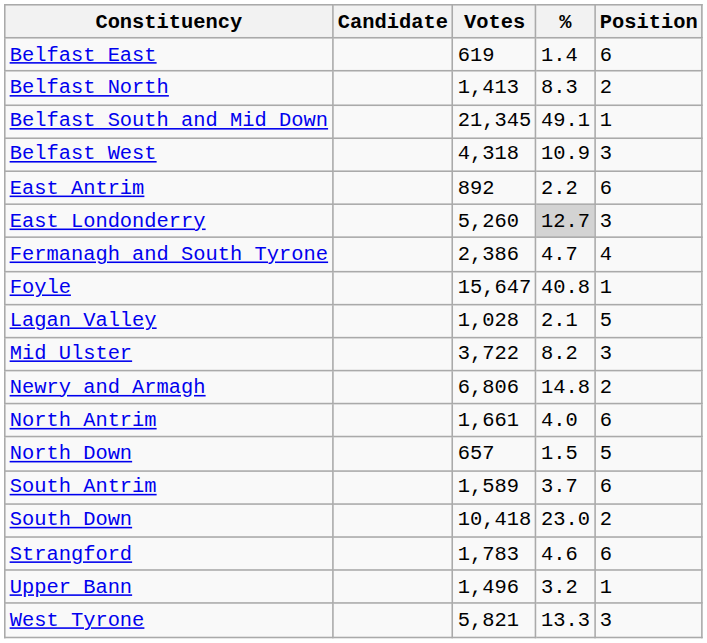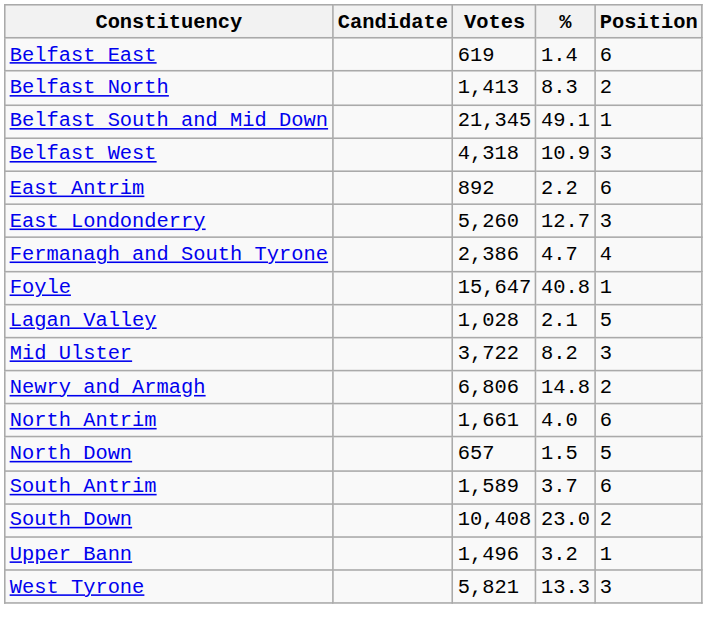(565, 221) lightgrey background -> (565, 221) no background
(495, 520) 10,418 -> (495, 520) 10,408
- row: (71, 554)
